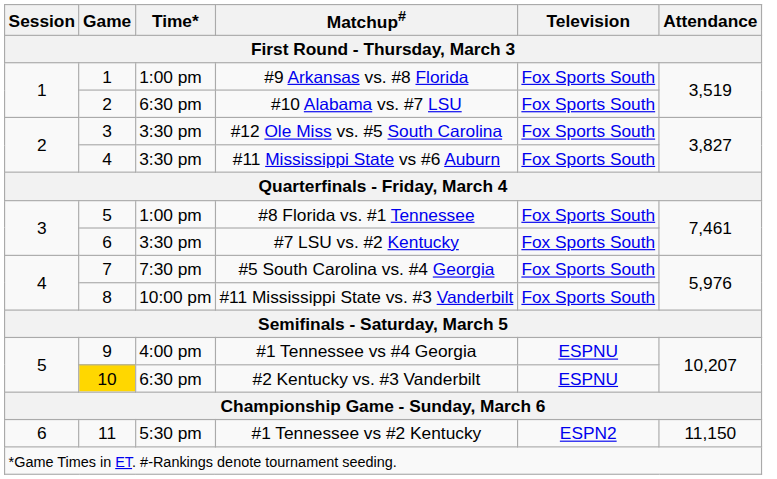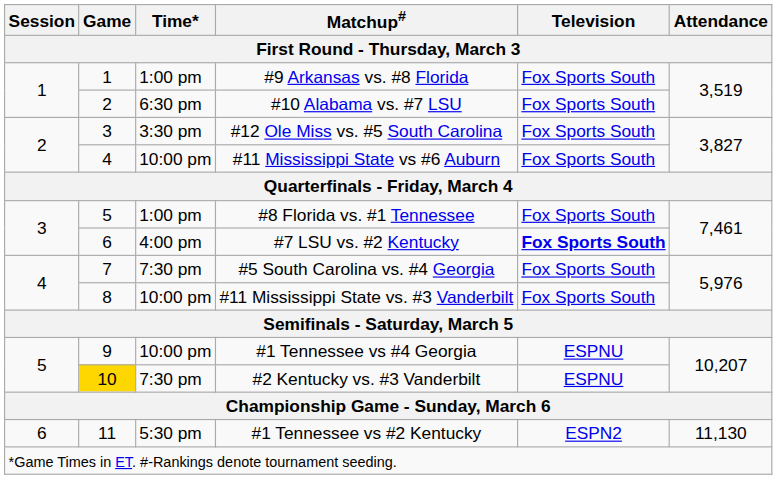(171, 159) 3:30 pm -> (175, 159) 10:00 pm
(171, 241) 3:30 pm -> (171, 241) 4:00 pm
(588, 241) normal -> (594, 241) bold
(171, 351) 4:00 pm -> (175, 351) 10:00 pm
(171, 379) 6:30 pm -> (171, 379) 7:30 pm
(710, 433) 11,150 -> (721, 433) 11,130
